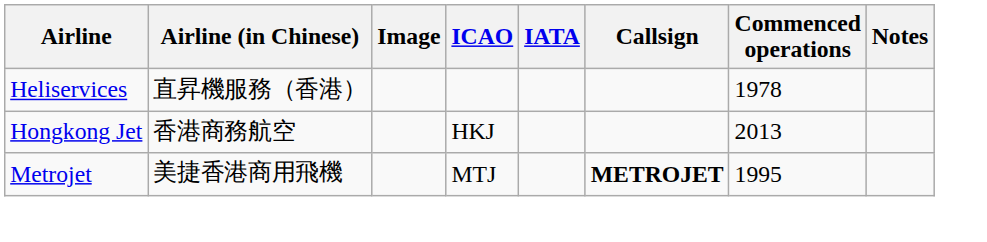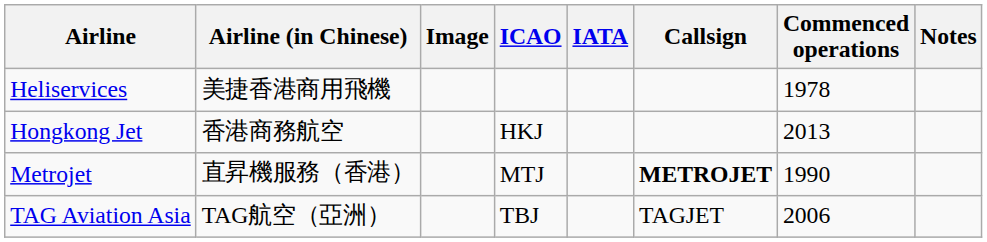(260, 88) 直昇機服務（香港） -> (296, 88) 美捷香港商用飛機
(248, 172) 美捷香港商用飛機 -> (308, 172) 直昇機服務（香港）
(758, 173) 1995 -> (807, 173) 1990
+ row: (100, 215)
